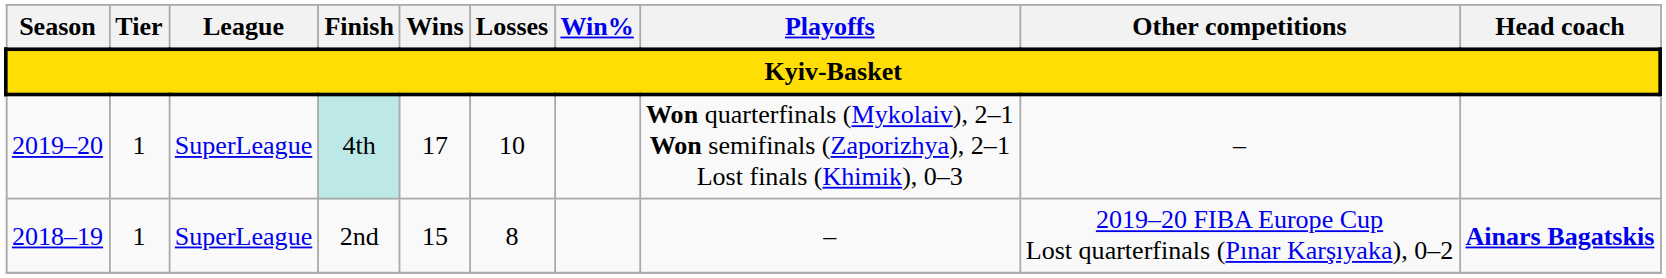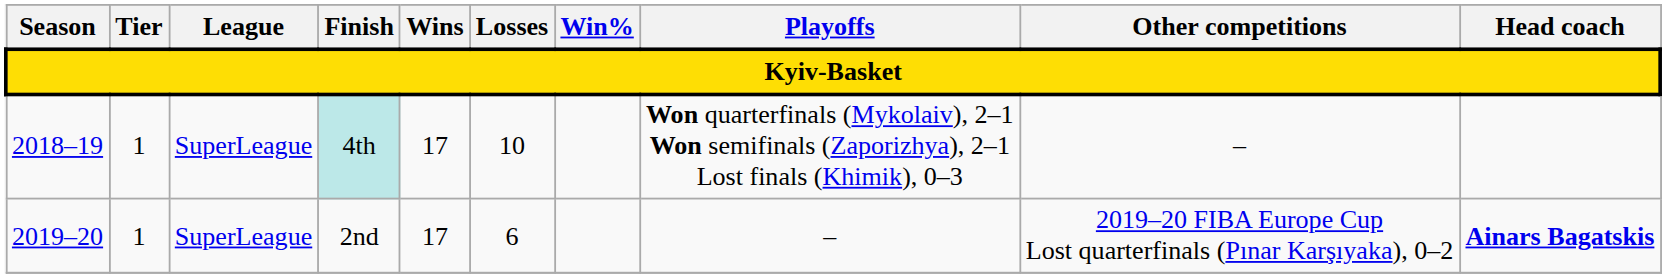(58, 146) 2019–20 -> (58, 146) 2018–19
(58, 235) 2018–19 -> (58, 235) 2019–20
(435, 235) 15 -> (435, 235) 17
(512, 235) 8 -> (512, 235) 6
